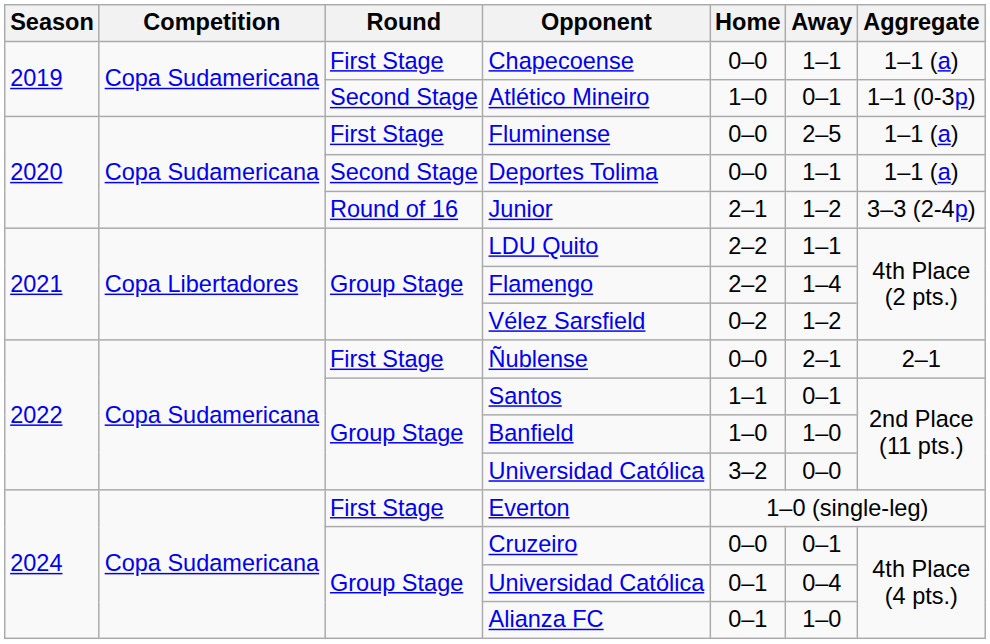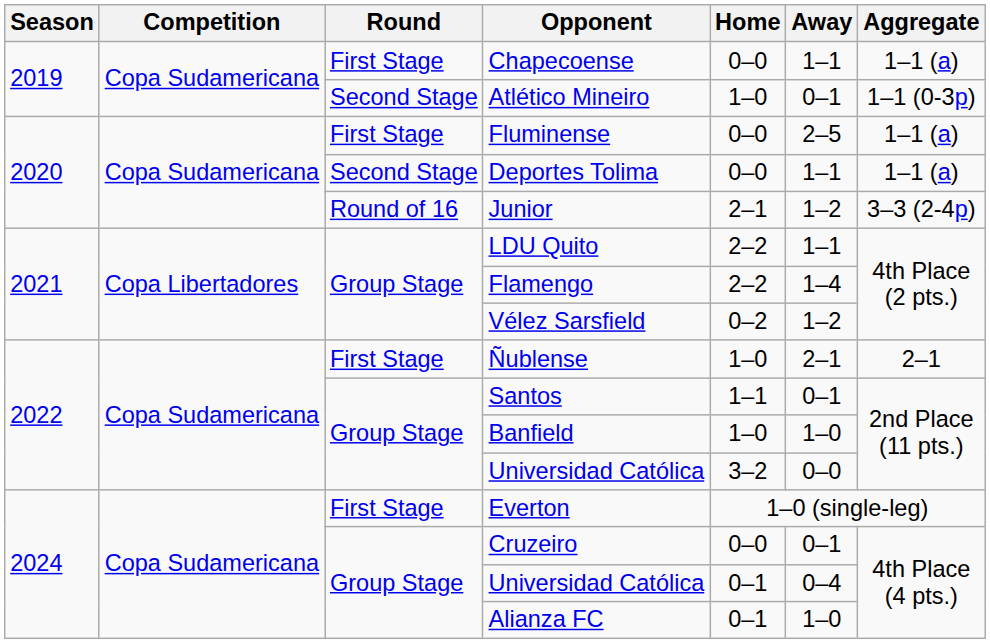(748, 358) 0–0 -> (748, 358) 1–0
